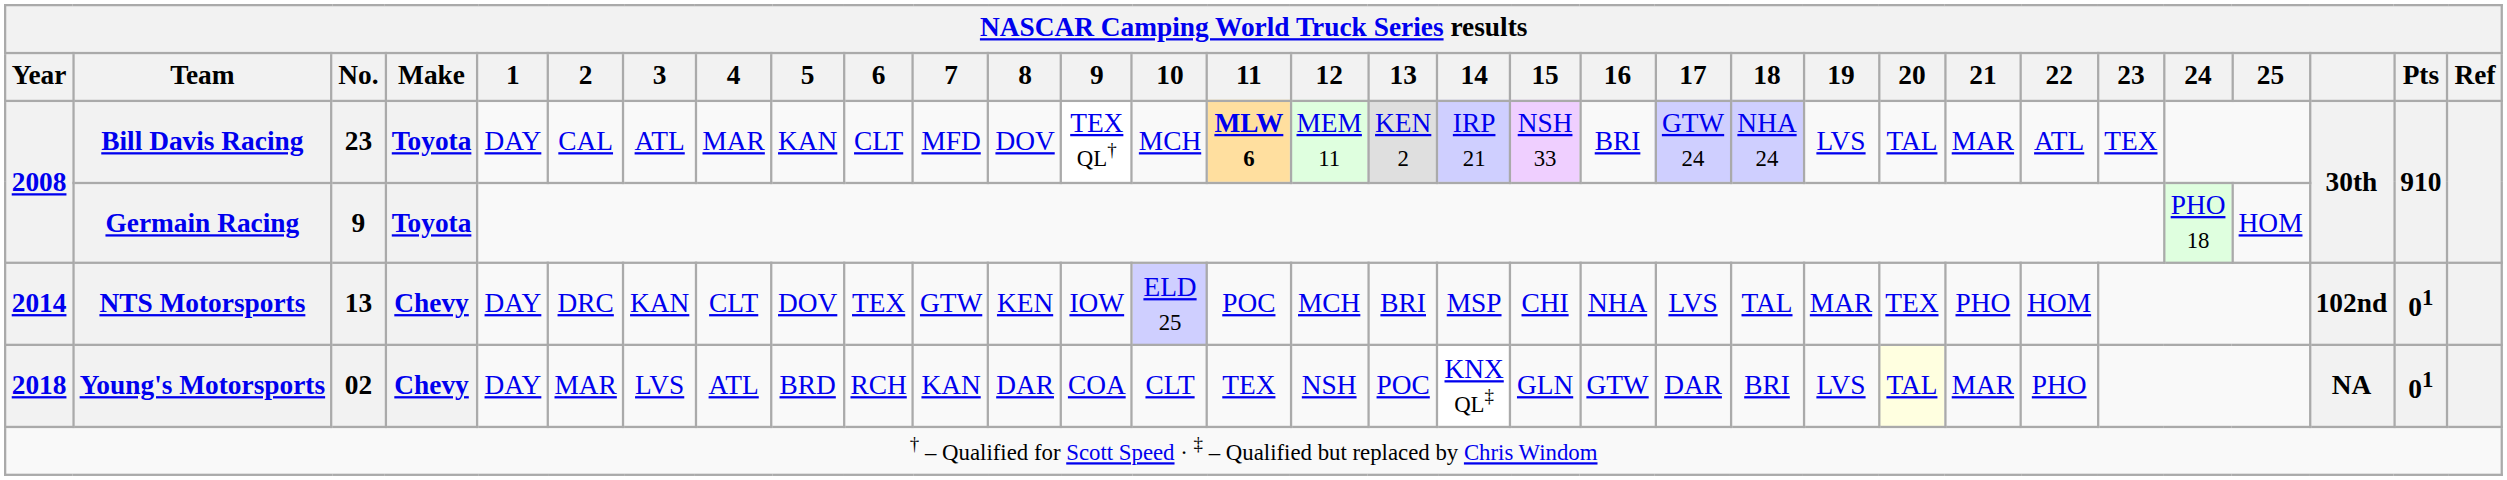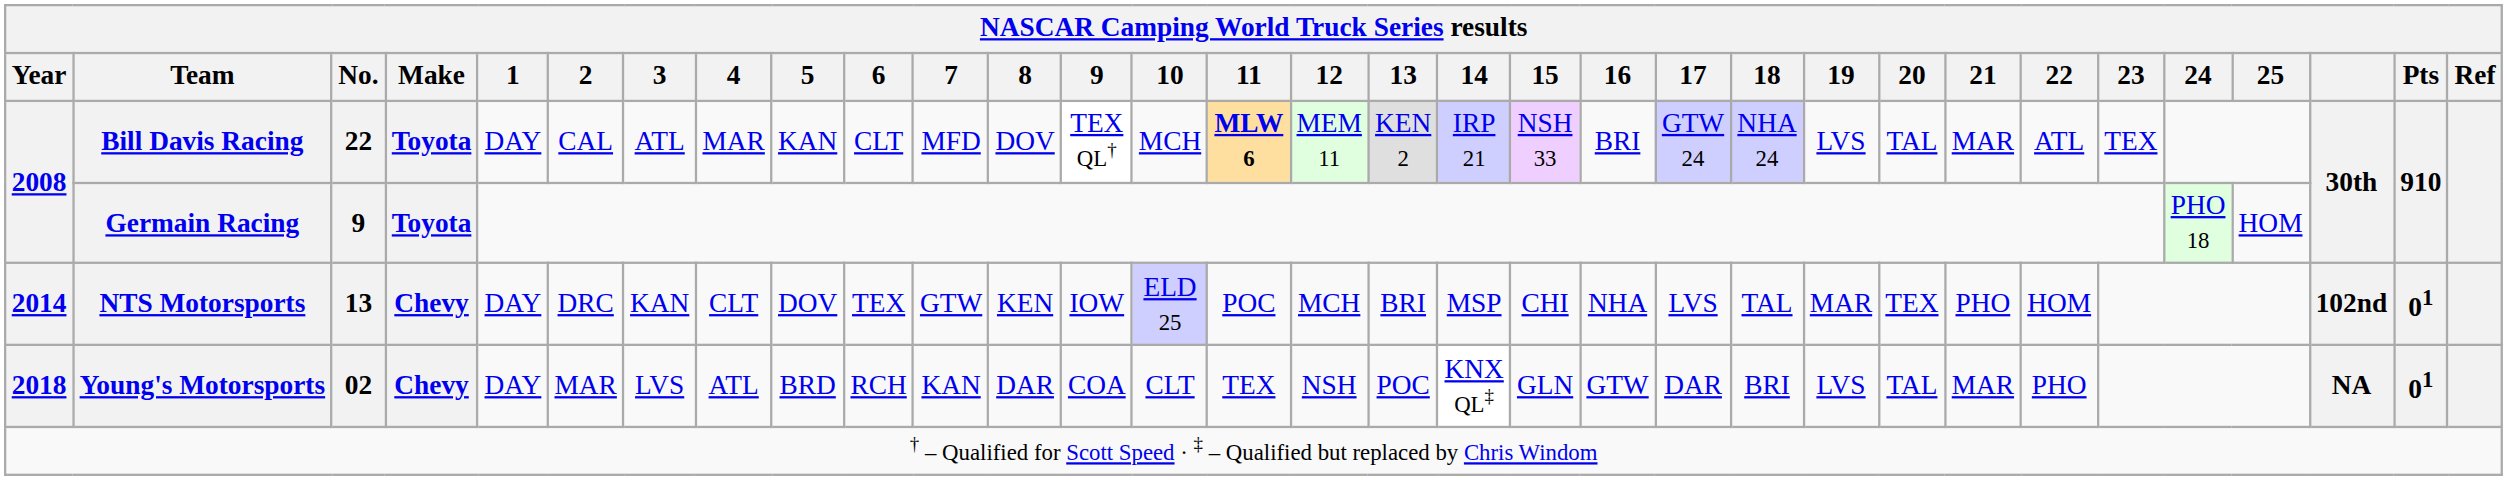(358, 140) 23 -> (358, 140) 22
(1912, 385) lightyellow background -> (1912, 385) no background
